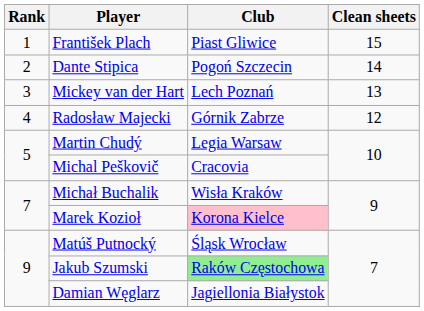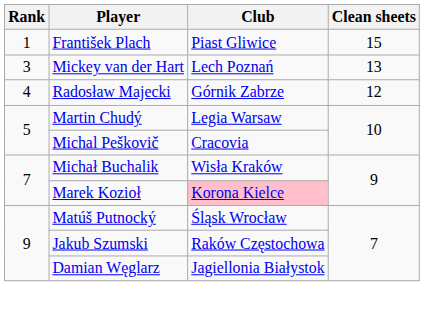- row: (95, 67)
(258, 268) lightgreen background -> (258, 243) no background
